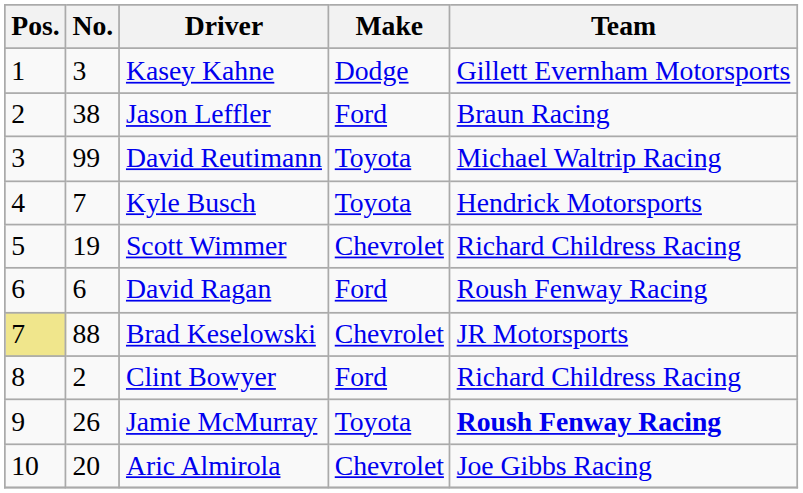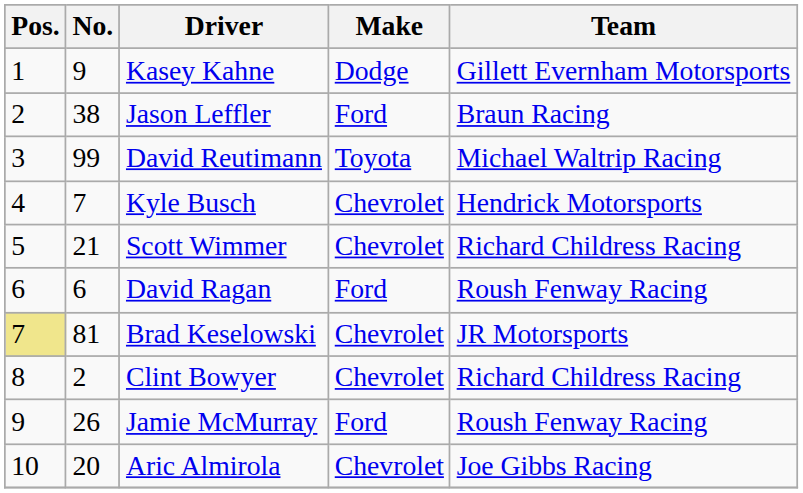(79, 70) 3 -> (79, 70) 9
(373, 202) Toyota -> (389, 202) Chevrolet
(86, 245) 19 -> (86, 245) 21
(86, 333) 88 -> (86, 333) 81
(361, 377) Ford -> (389, 377) Chevrolet
(373, 421) Toyota -> (361, 421) Ford
(589, 421) bold -> (582, 421) normal
